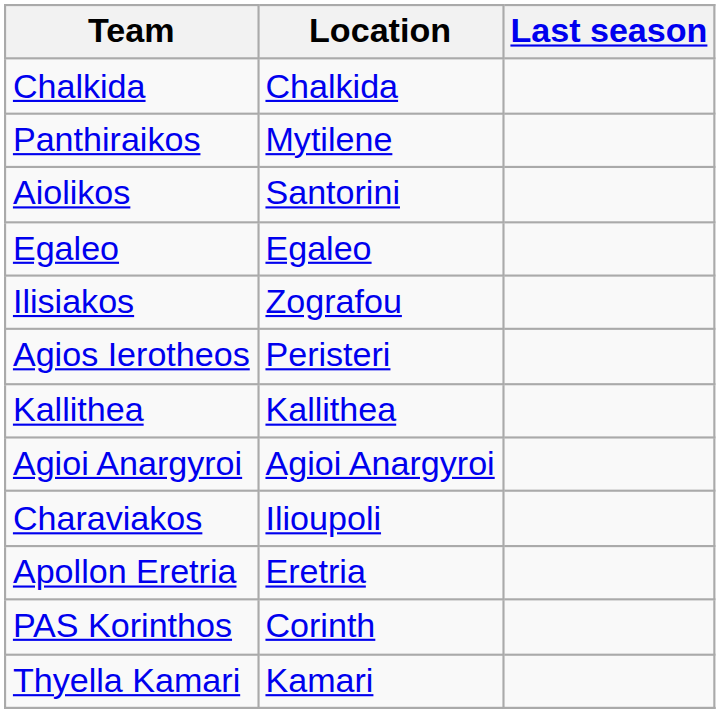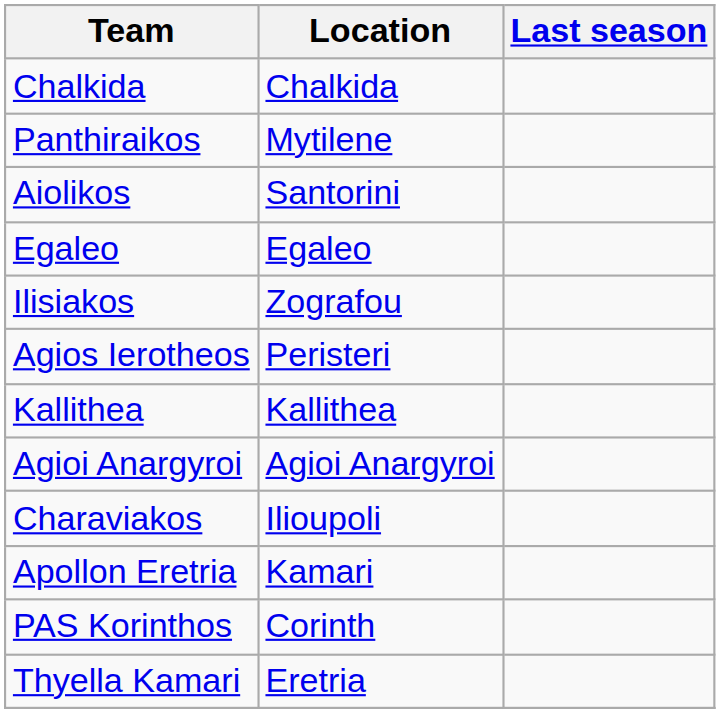(316, 572) Eretria -> (319, 572) Kamari
(319, 680) Kamari -> (316, 680) Eretria
